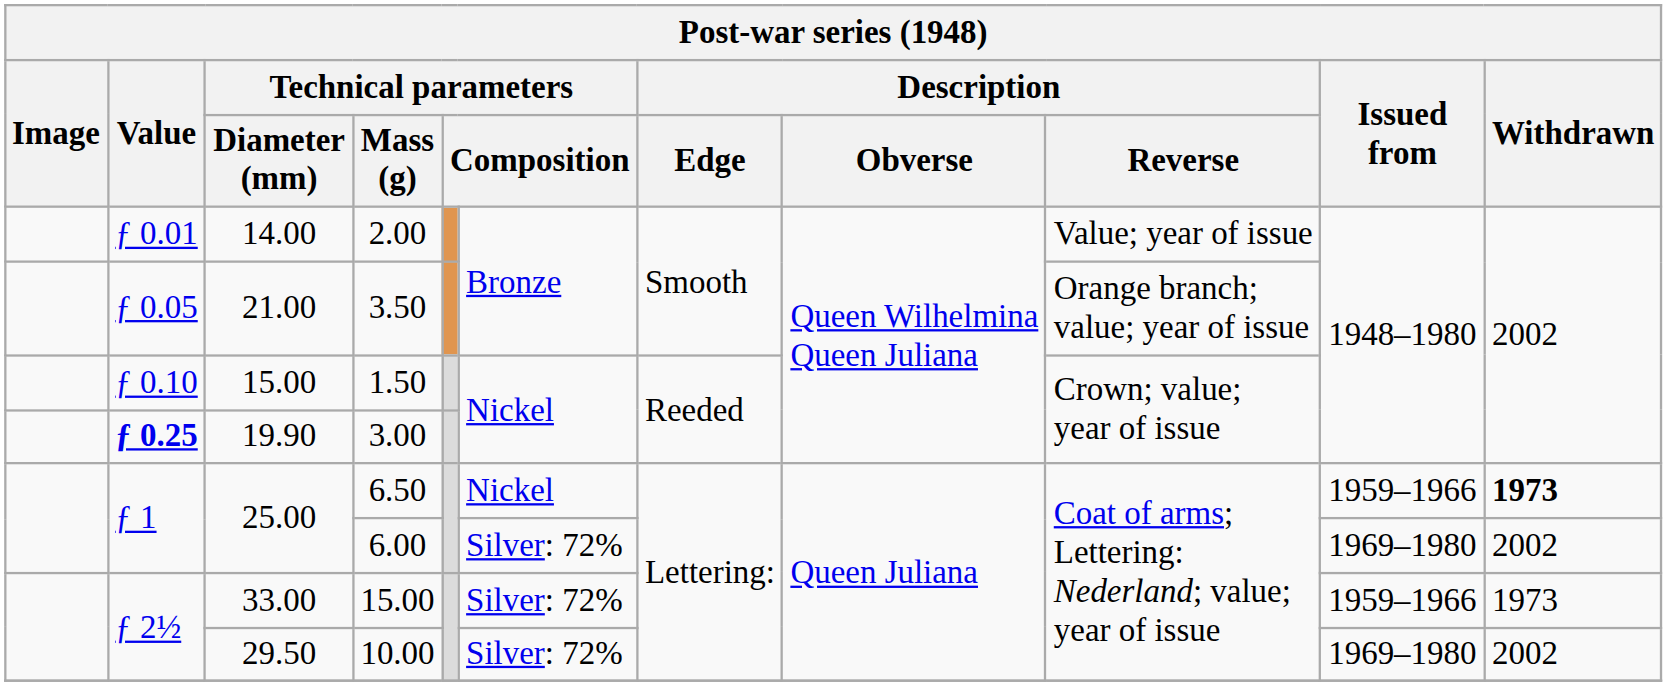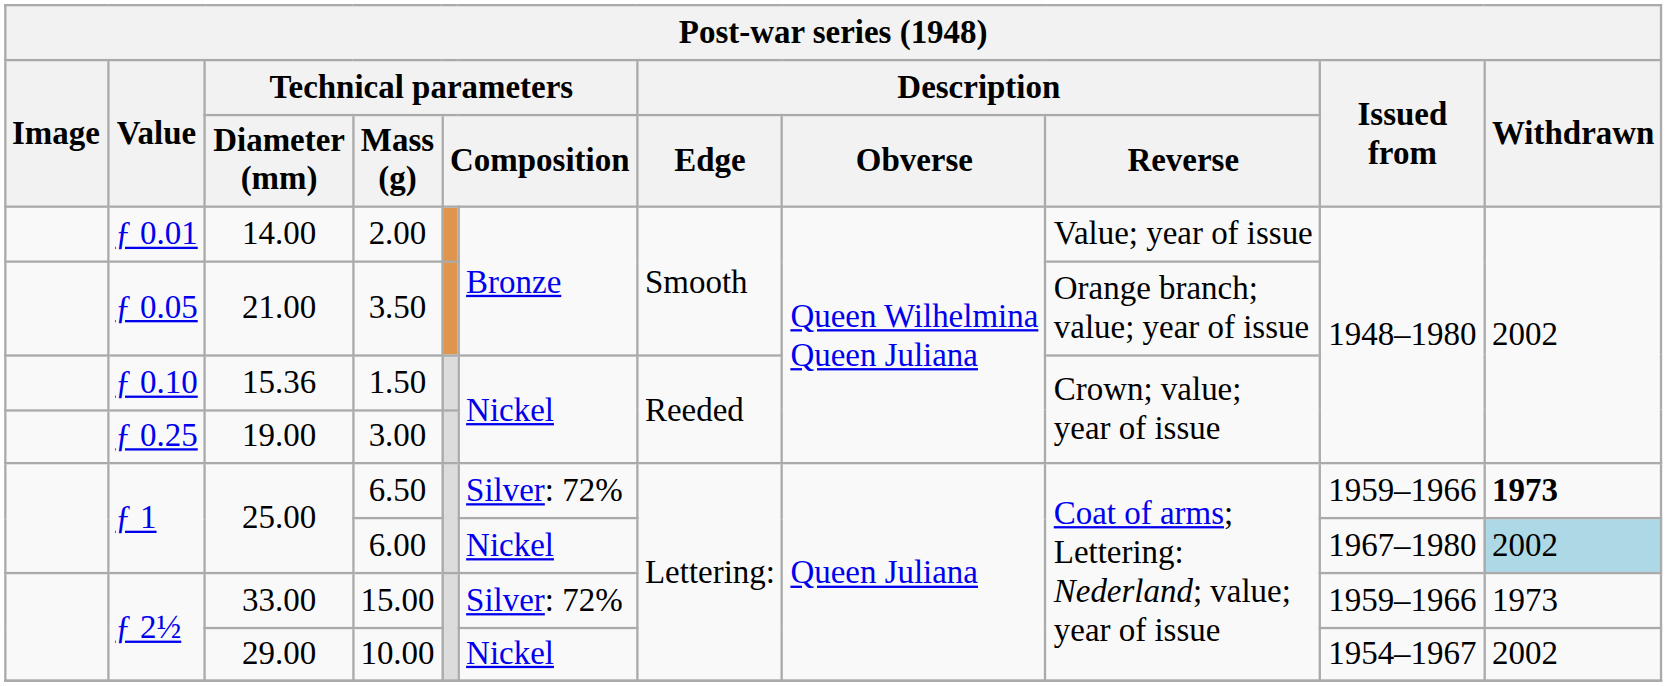(279, 381) 15.00 -> (279, 381) 15.36
(157, 435) bold -> (157, 435) normal
(279, 435) 19.90 -> (279, 435) 19.00
(510, 490) Nickel -> (544, 490) Silver: 72%
(544, 544) Silver: 72% -> (510, 544) Nickel
(1402, 544) 1969–1980 -> (1402, 544) 1967–1980
(1525, 544) no background -> (1525, 544) lightblue background
(279, 653) 29.50 -> (279, 653) 29.00
(544, 653) Silver: 72% -> (510, 653) Nickel
(1402, 653) 1969–1980 -> (1402, 653) 1954–1967
